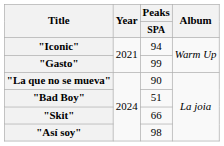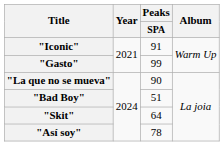(156, 46) 94 -> (156, 46) 91
(156, 115) 66 -> (156, 115) 64
(156, 132) 98 -> (156, 132) 78
